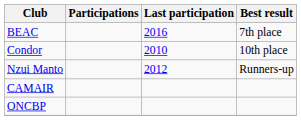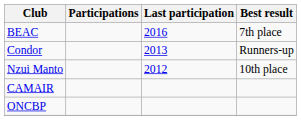(156, 50) 2010 -> (156, 50) 2013
(263, 50) 10th place -> (267, 50) Runners-up
(267, 69) Runners-up -> (263, 69) 10th place
